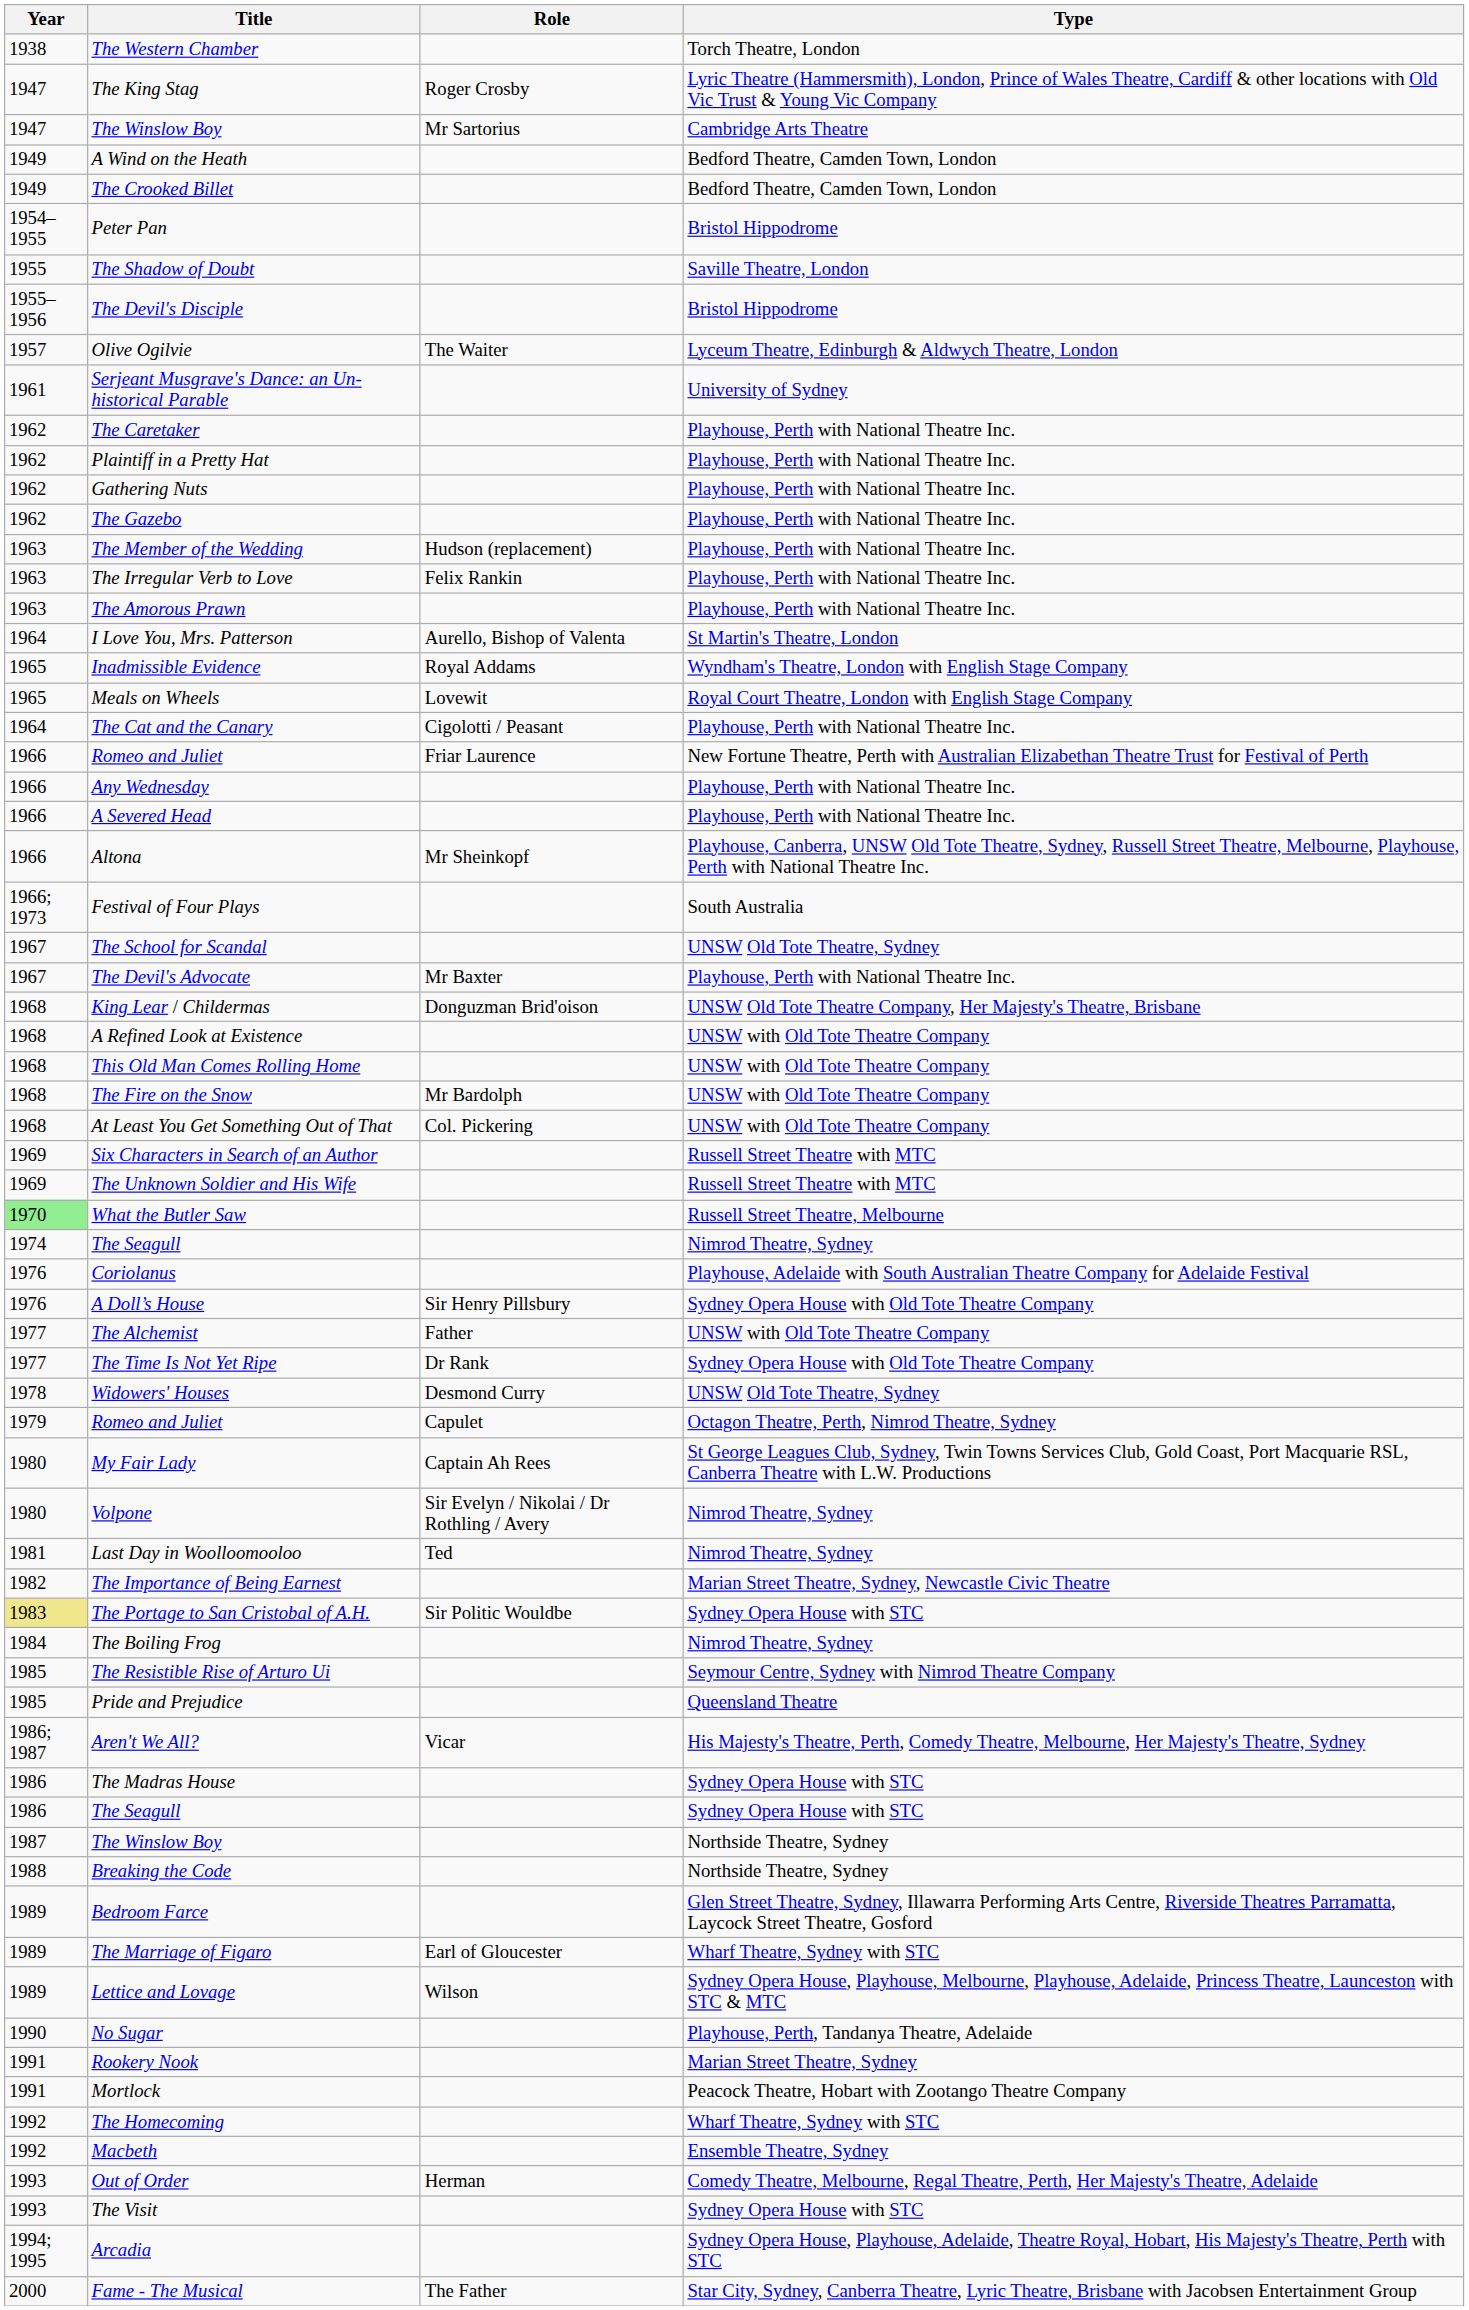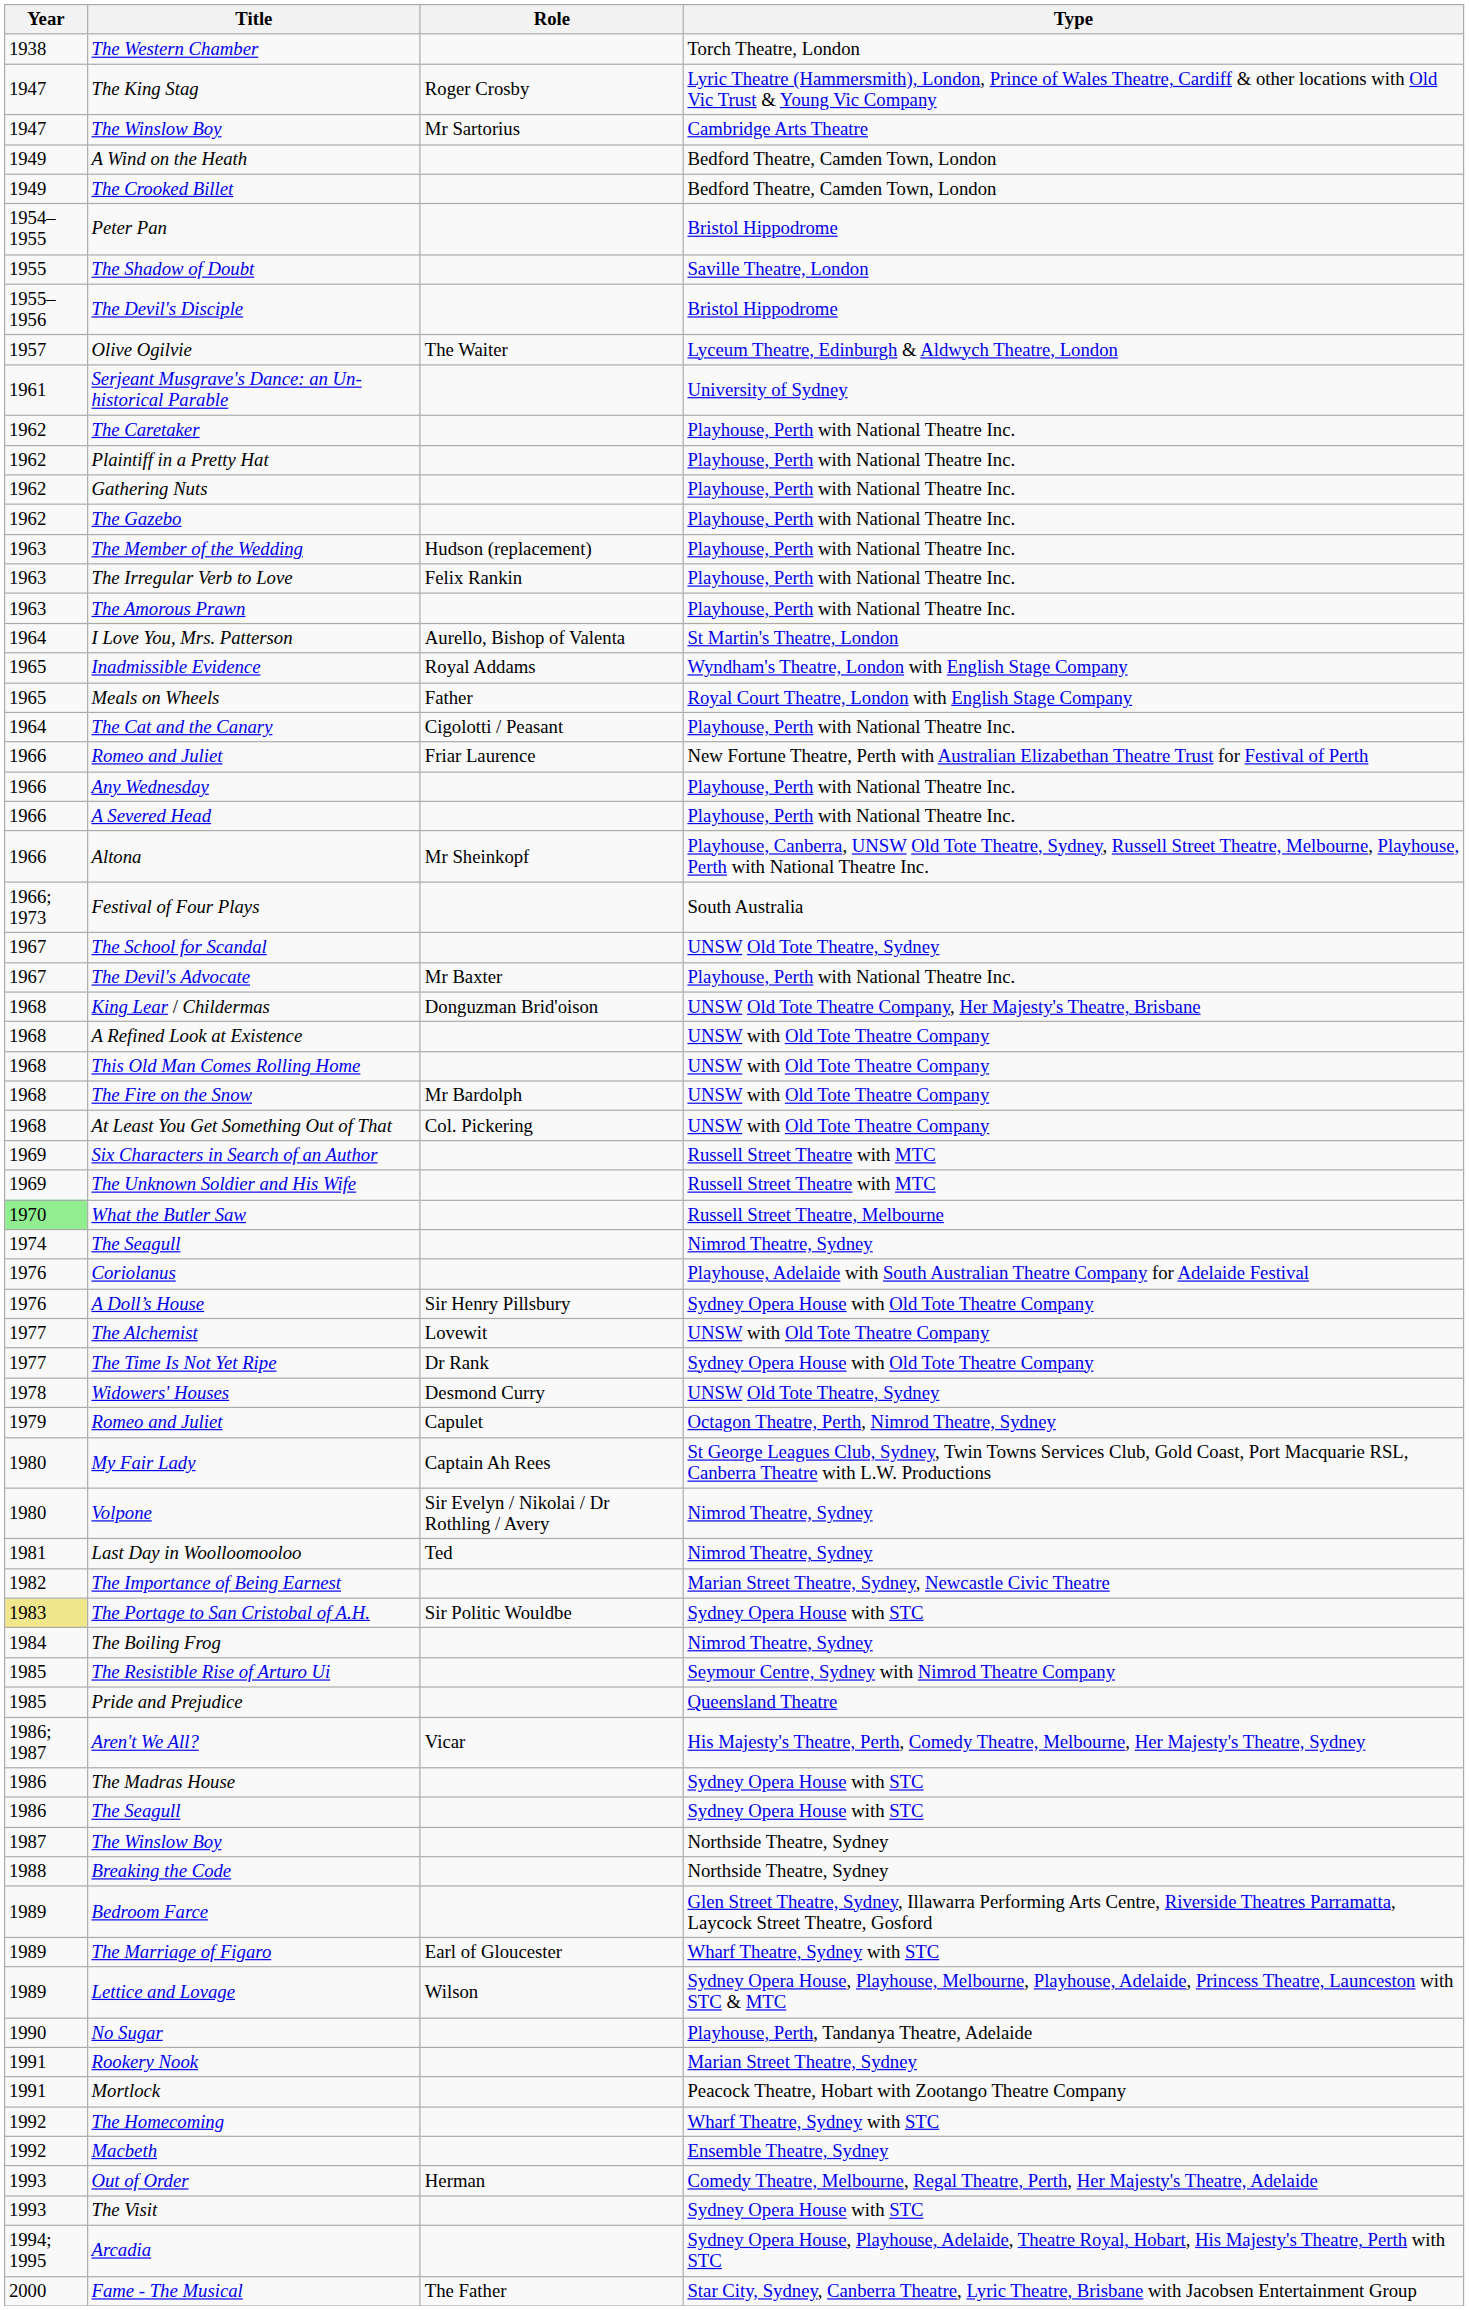(456, 697) Lovewit -> (449, 697) Father
(449, 1333) Father -> (456, 1333) Lovewit
